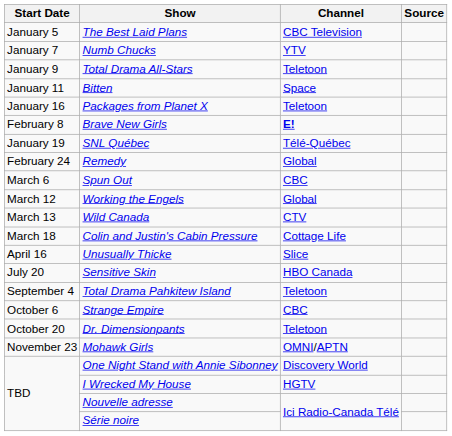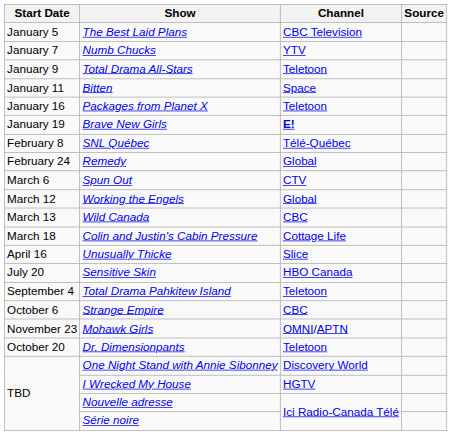(35, 124) February 8 -> (36, 124) January 19
(36, 143) January 19 -> (35, 143) February 8
(295, 180) CBC -> (295, 180) CTV
(295, 217) CTV -> (295, 217) CBC
rows swapped: (134, 328) <-> (118, 347)
